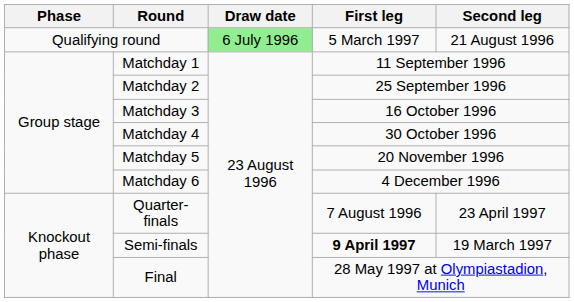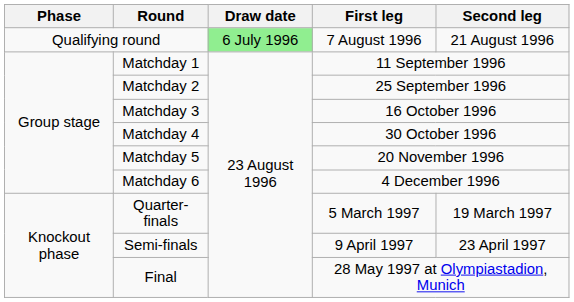(374, 39) 5 March 1997 -> (374, 39) 7 August 1996
(374, 213) 7 August 1996 -> (374, 213) 5 March 1997
(502, 213) 23 April 1997 -> (502, 213) 19 March 1997
(374, 245) bold -> (374, 245) normal
(502, 245) 19 March 1997 -> (502, 245) 23 April 1997
